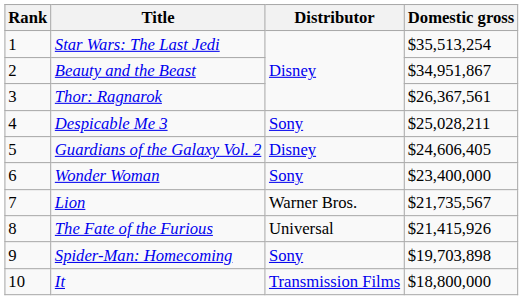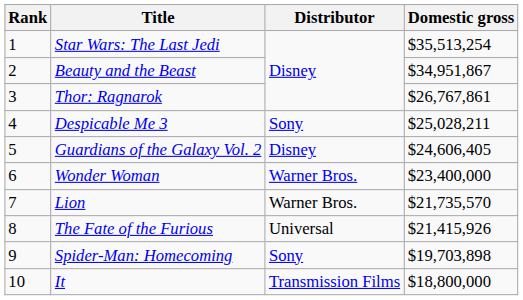(449, 96) $26,367,561 -> (449, 96) $26,767,861
(286, 176) Sony -> (313, 176) Warner Bros.
(449, 202) $21,735,567 -> (449, 202) $21,735,570
